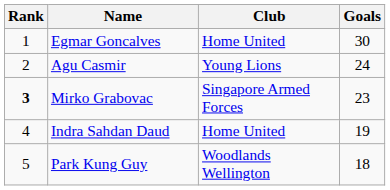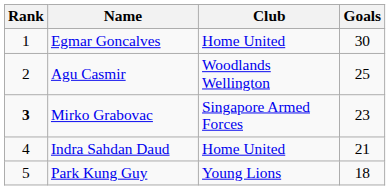(242, 65) Young Lions -> (236, 74) Woodlands Wellington
(362, 65) 24 -> (362, 74) 25
(362, 131) 19 -> (362, 148) 21
(236, 164) Woodlands Wellington -> (242, 173) Young Lions
